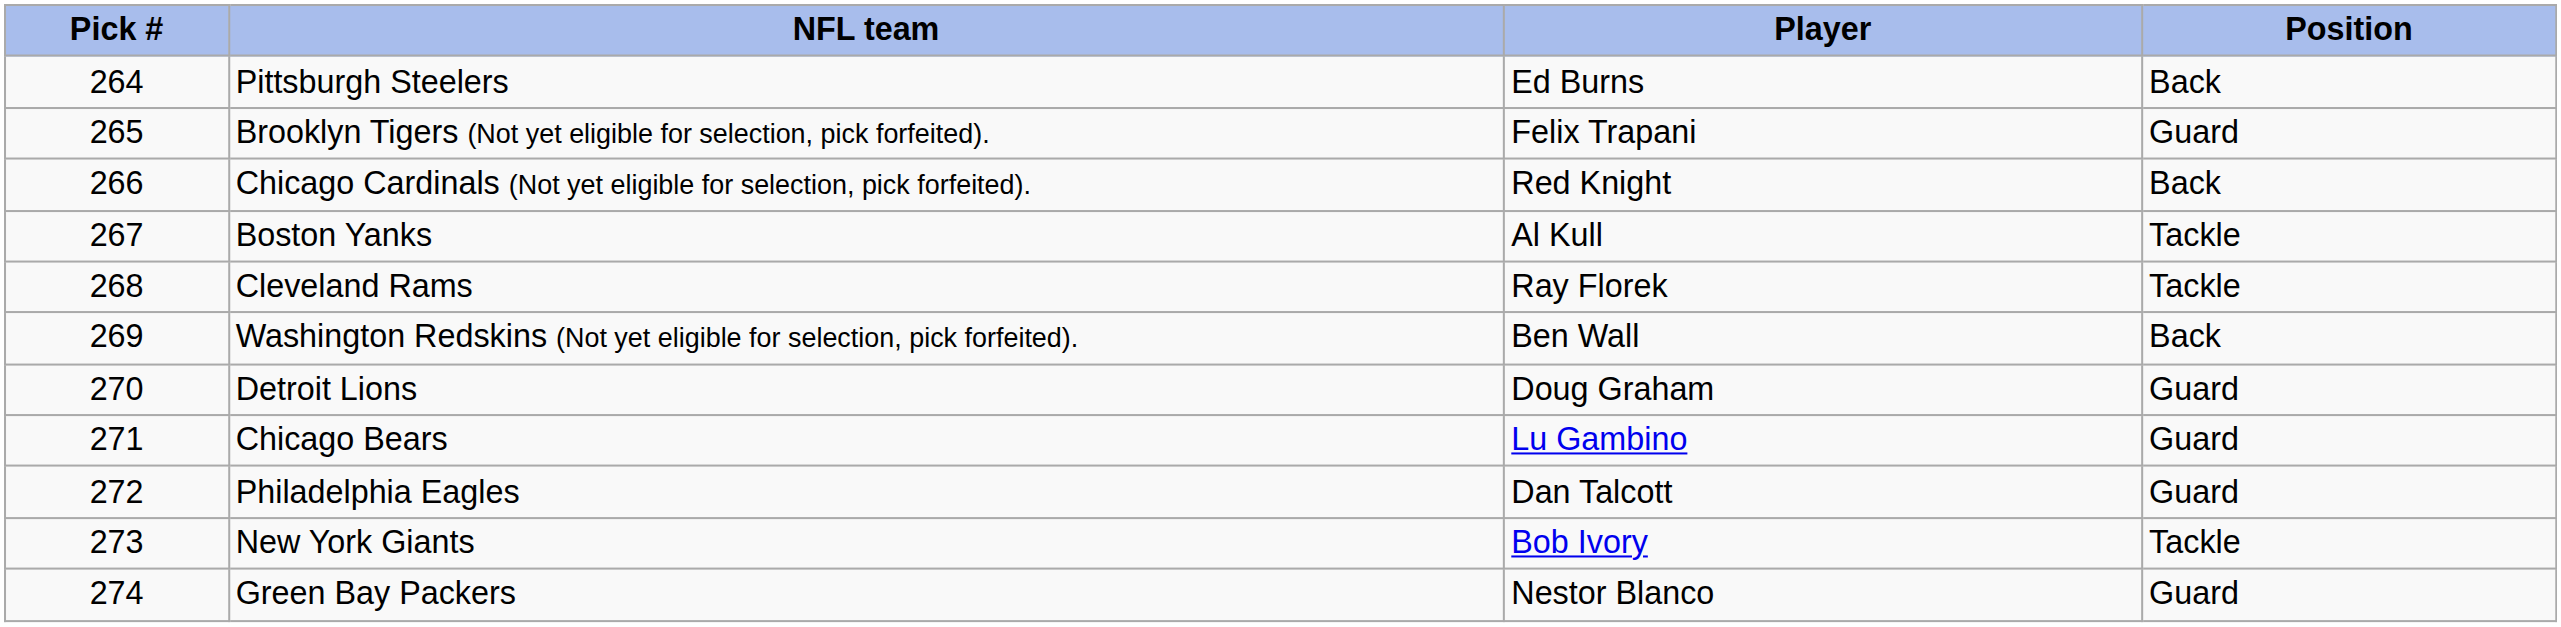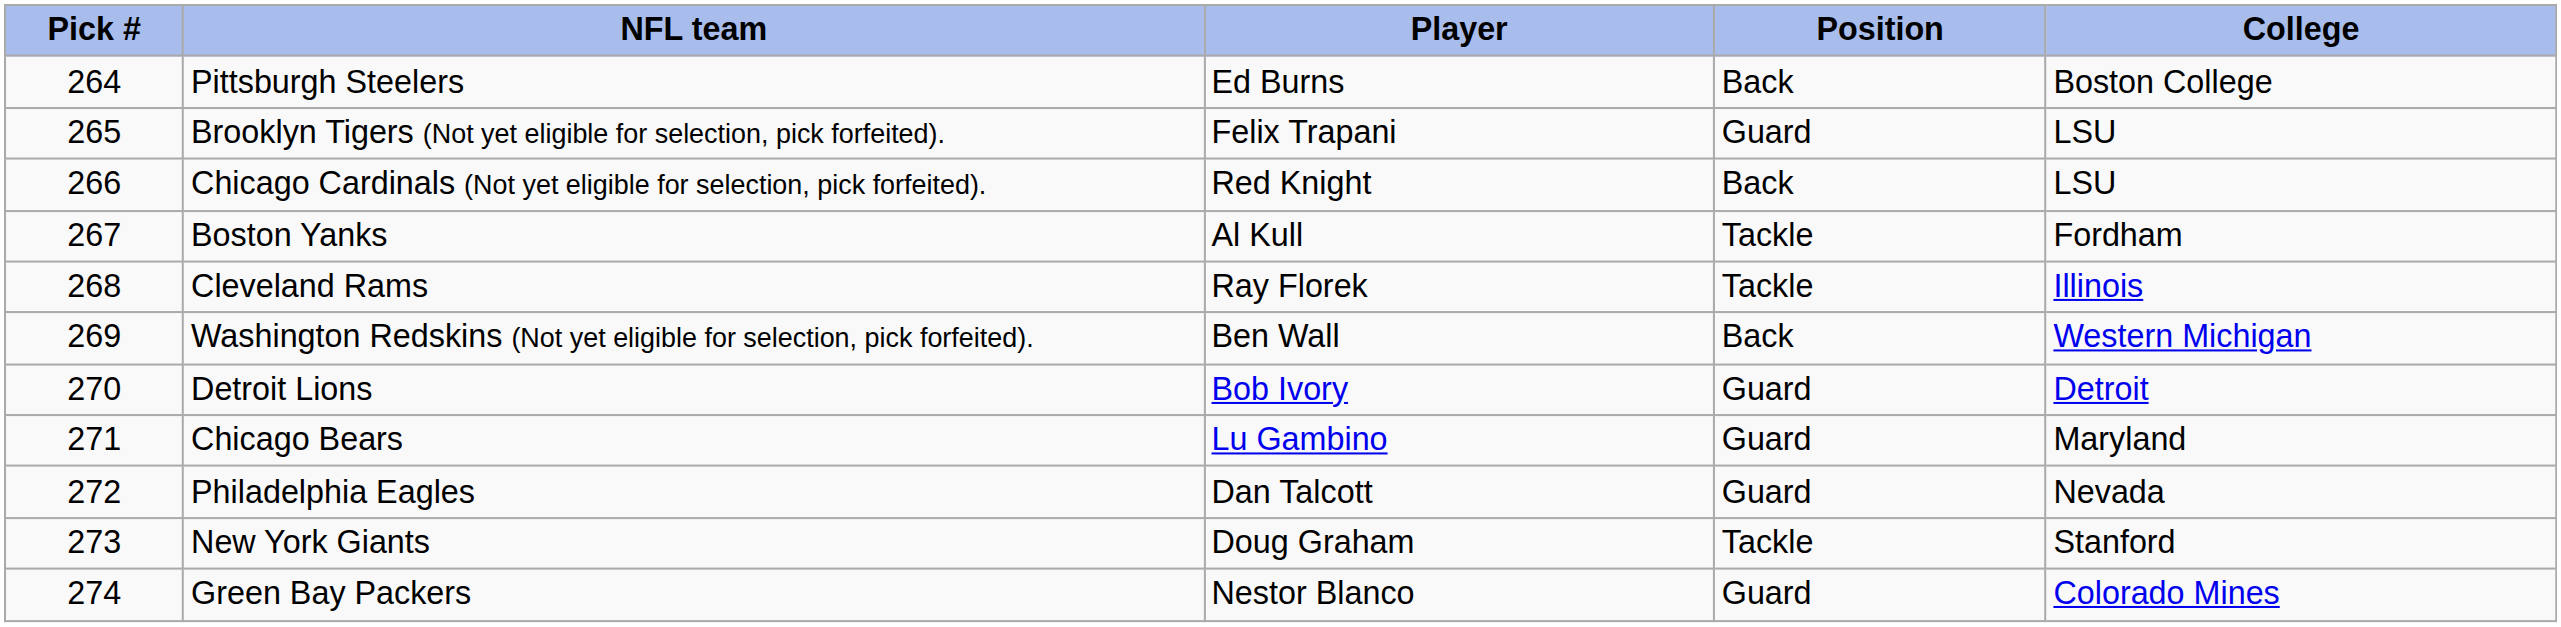+ column: (2301, 30)
(1613, 388) Doug Graham -> (1280, 388) Bob Ivory
(1580, 542) Bob Ivory -> (1313, 542) Doug Graham
